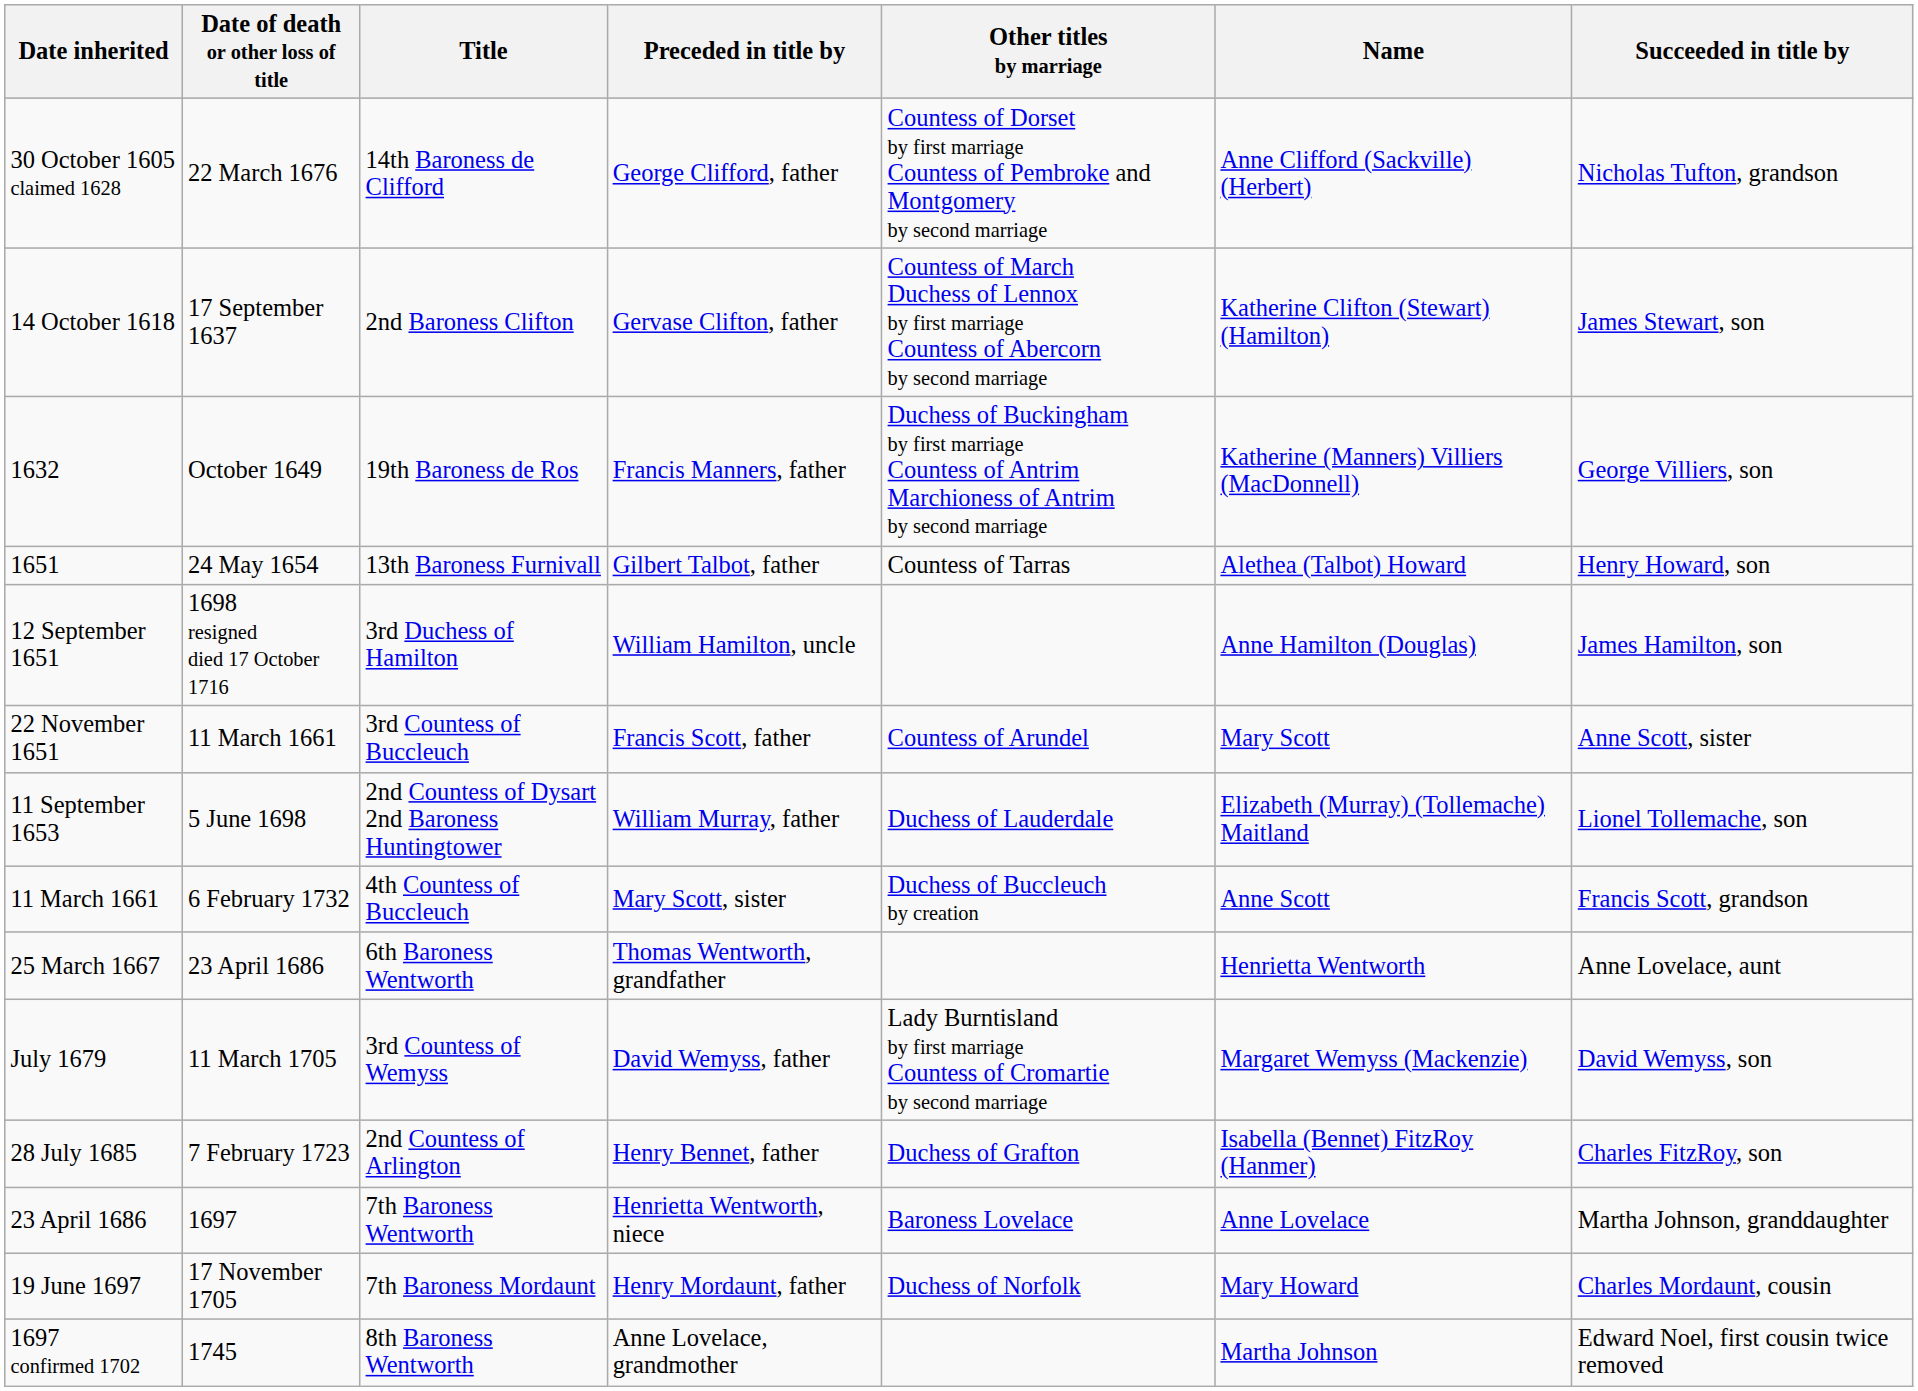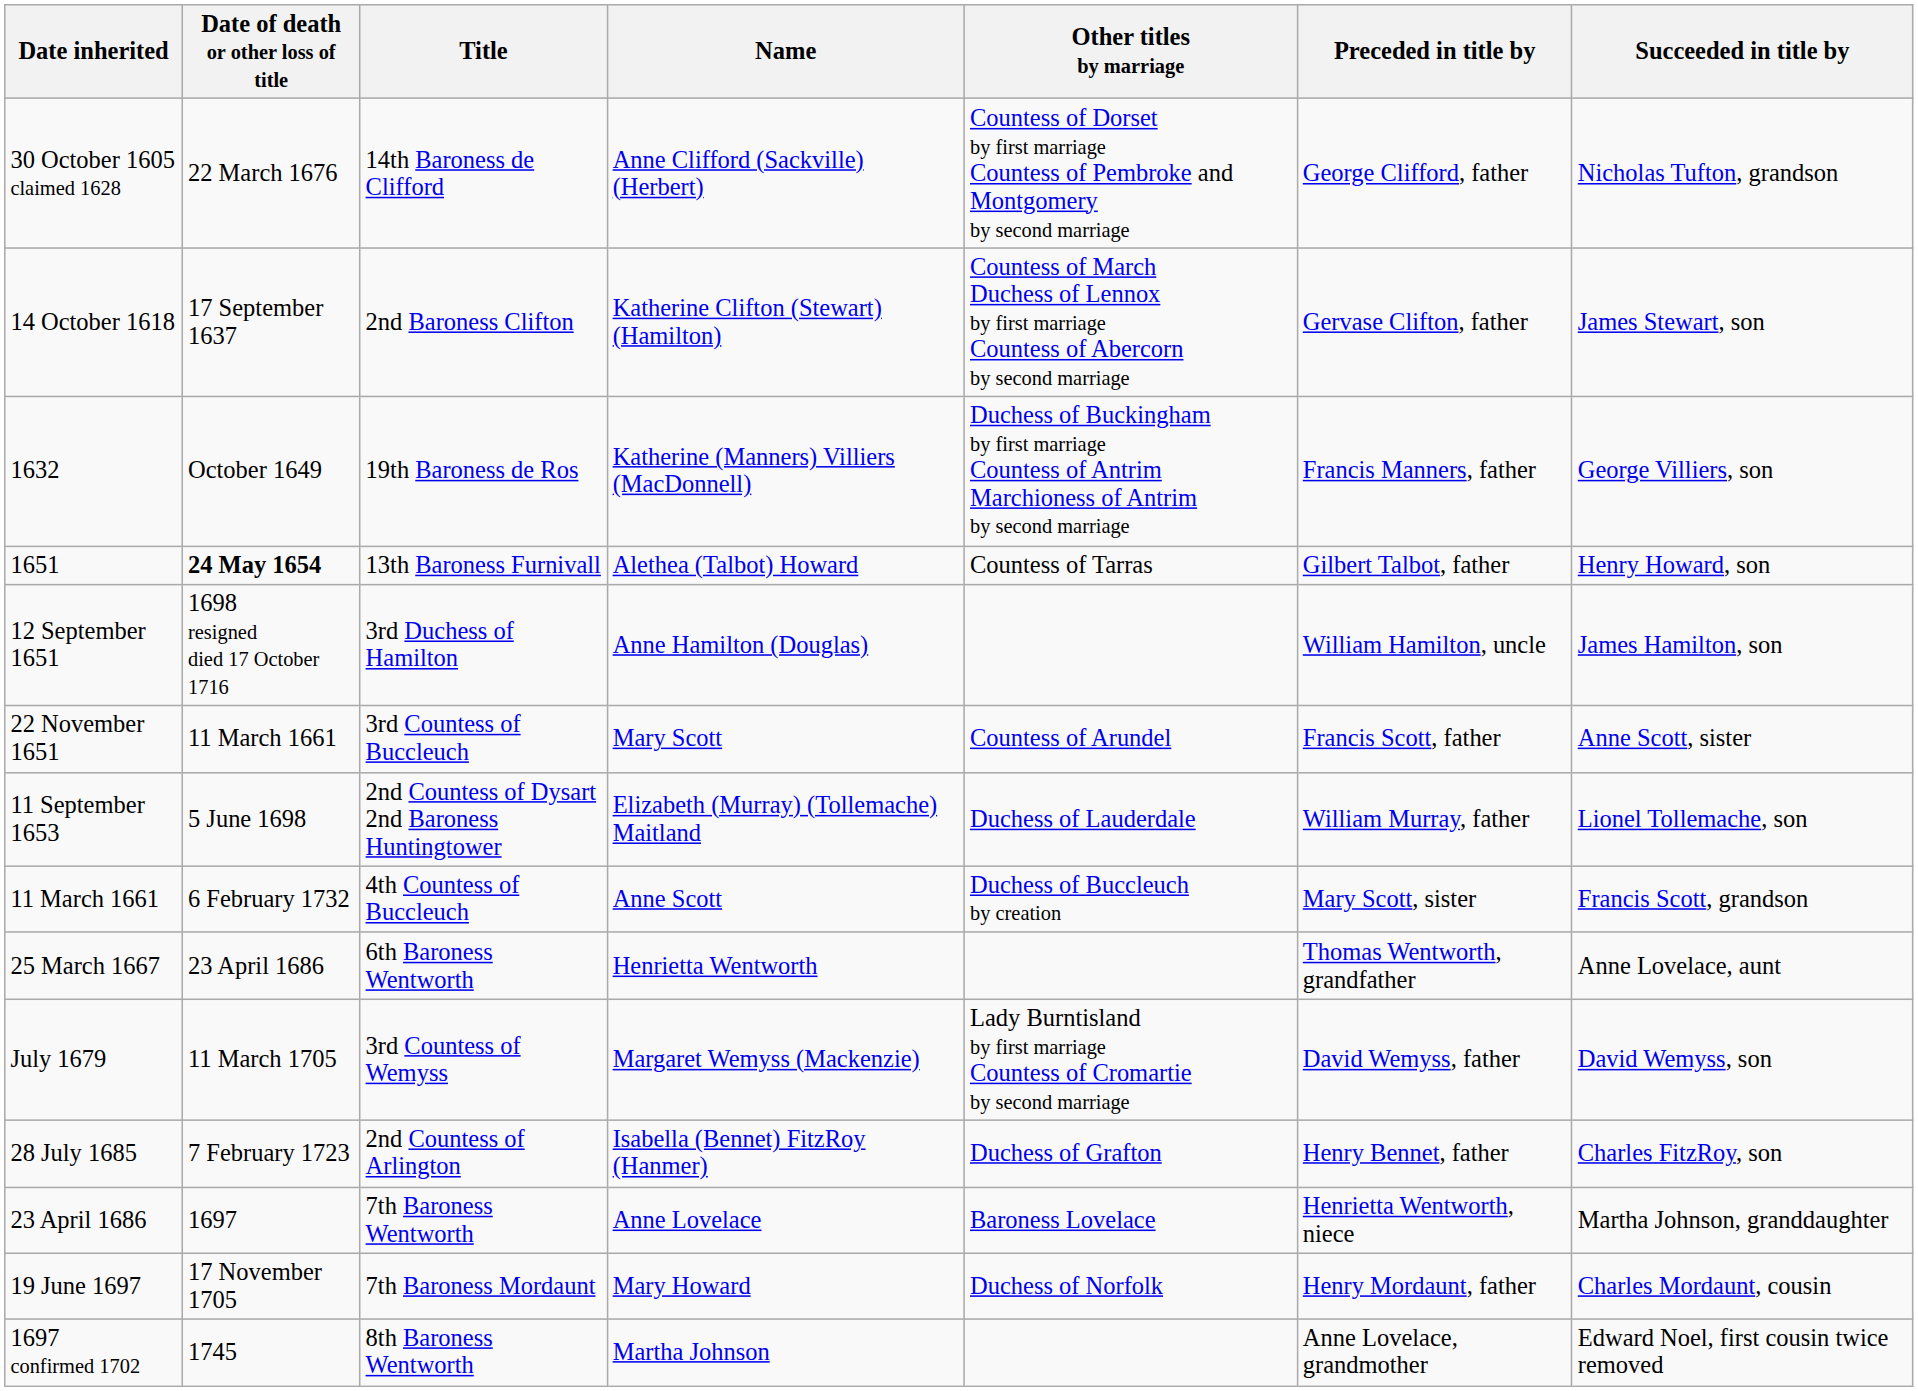columns swapped: (1393, 51) <-> (744, 51)
(253, 564) normal -> (255, 564) bold
